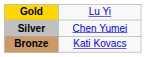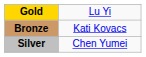rows swapped: (31, 28) <-> (31, 44)
